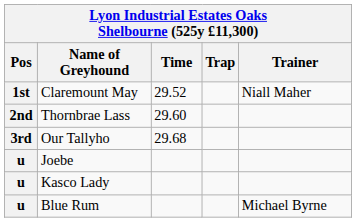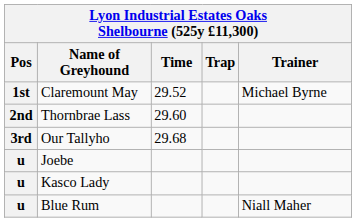(276, 92) Niall Maher -> (284, 92) Michael Byrne
(284, 205) Michael Byrne -> (276, 205) Niall Maher
